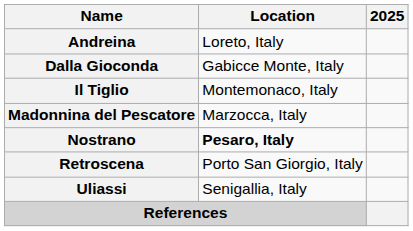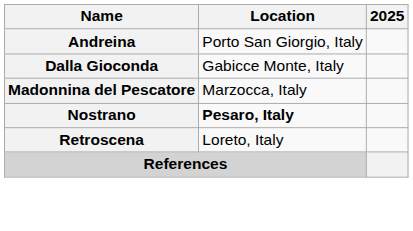(243, 41) Loreto, Italy -> (283, 41) Porto San Giorgio, Italy
- row: (102, 90)
(283, 164) Porto San Giorgio, Italy -> (243, 139) Loreto, Italy
- row: (102, 189)
